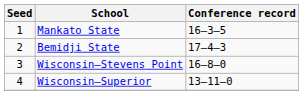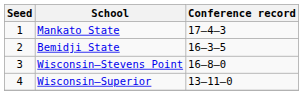(207, 30) 16–3–5 -> (207, 30) 17–4–3
(207, 47) 17–4–3 -> (207, 47) 16–3–5
